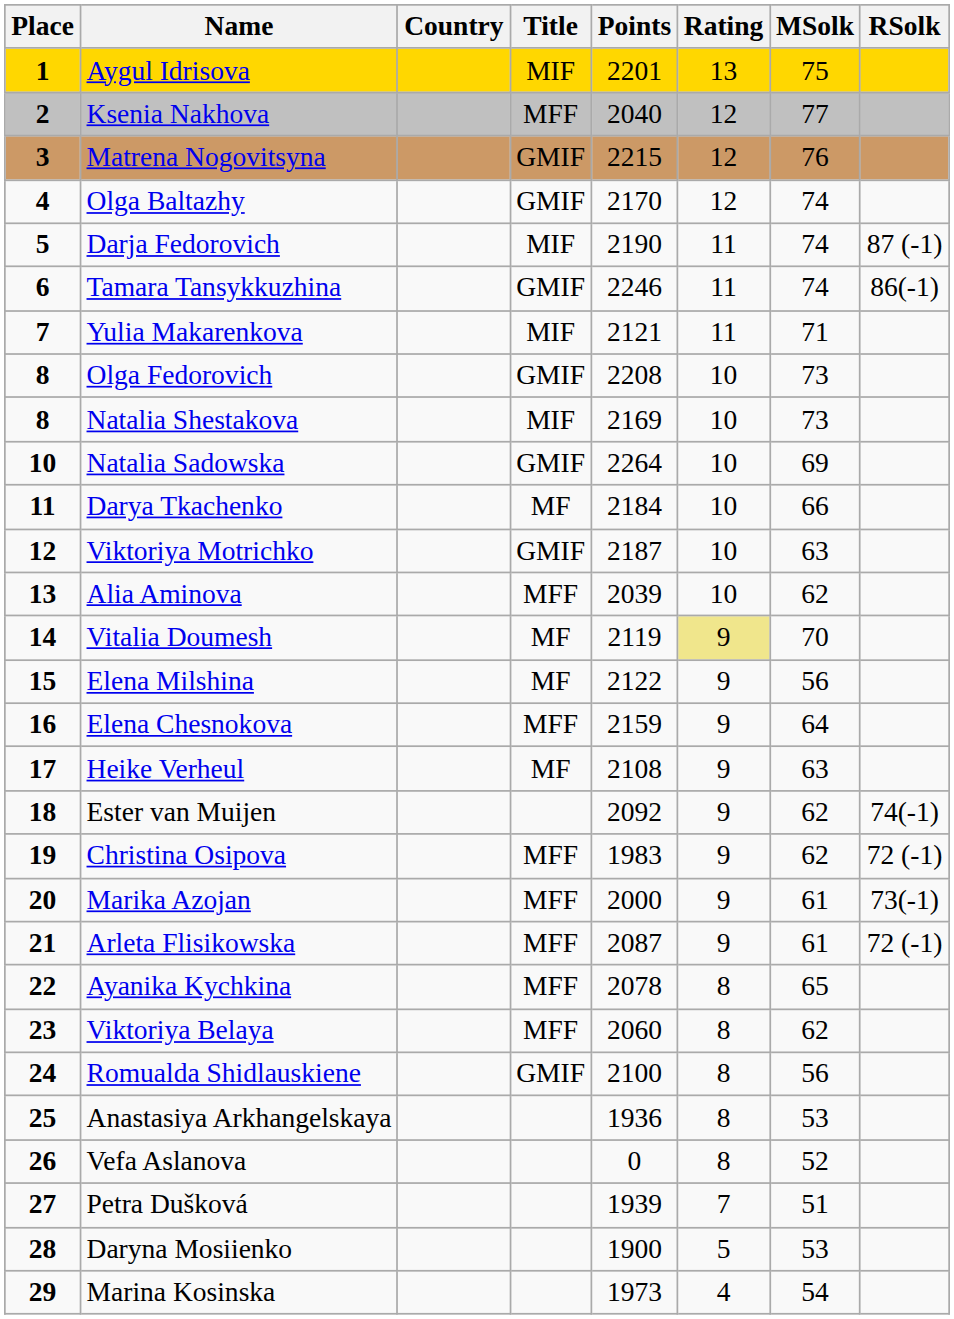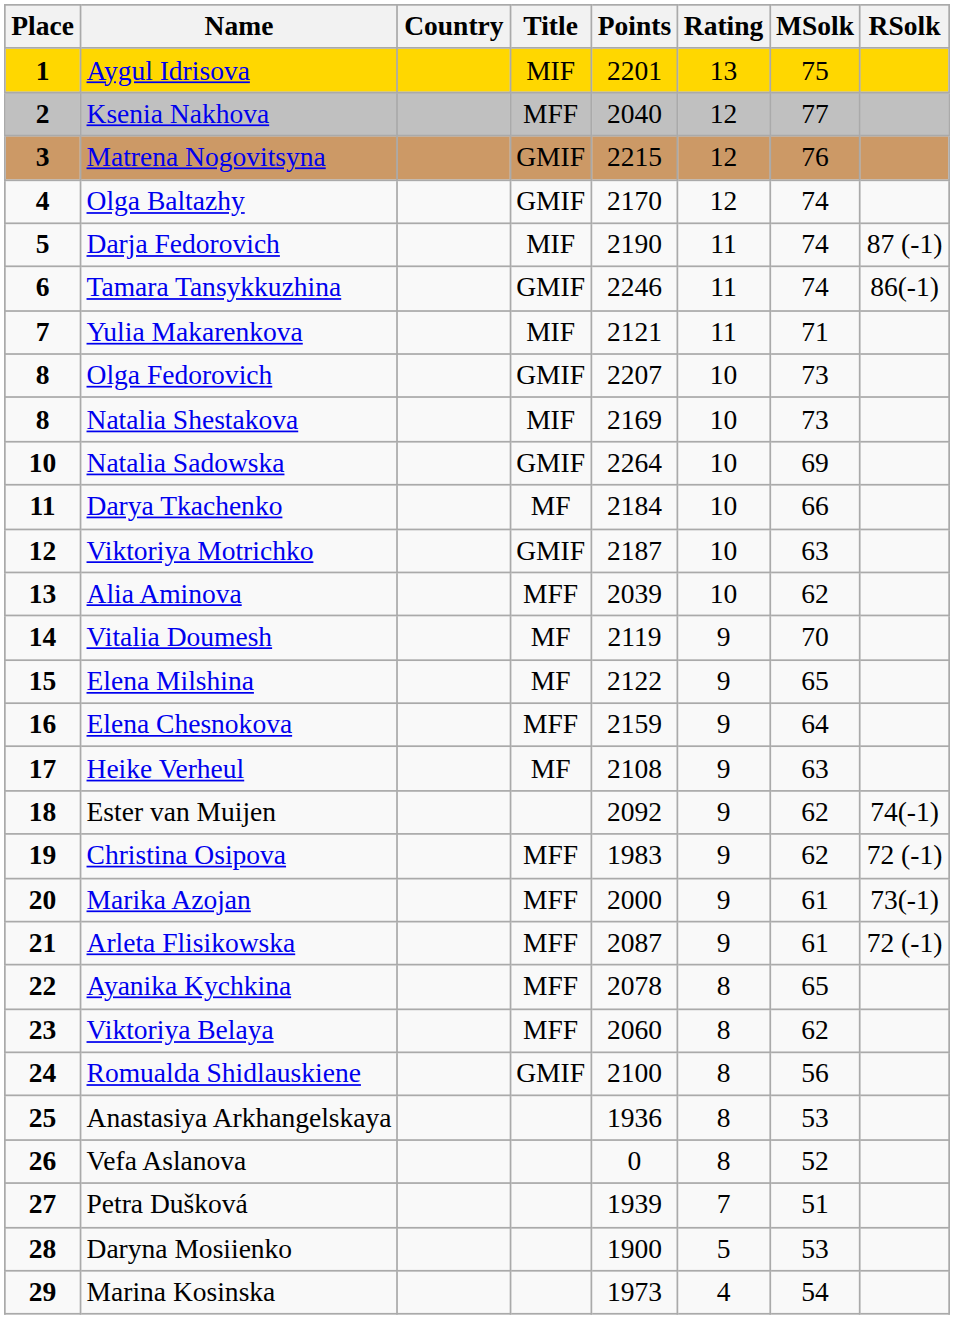(634, 375) 2208 -> (634, 375) 2207
(724, 637) khaki background -> (724, 637) no background
(815, 680) 56 -> (815, 680) 65
